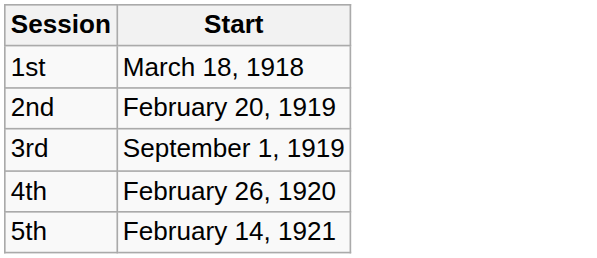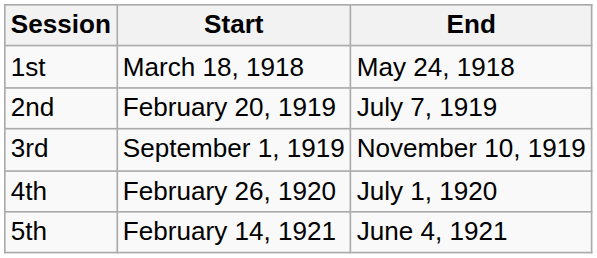+ column: (471, 25)
